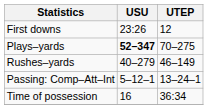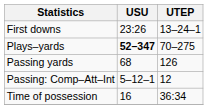(166, 29) 12 -> (180, 29) 13–24–1
- row: (41, 63)
+ row: (40, 63)
(180, 79) 13–24–1 -> (166, 79) 12
